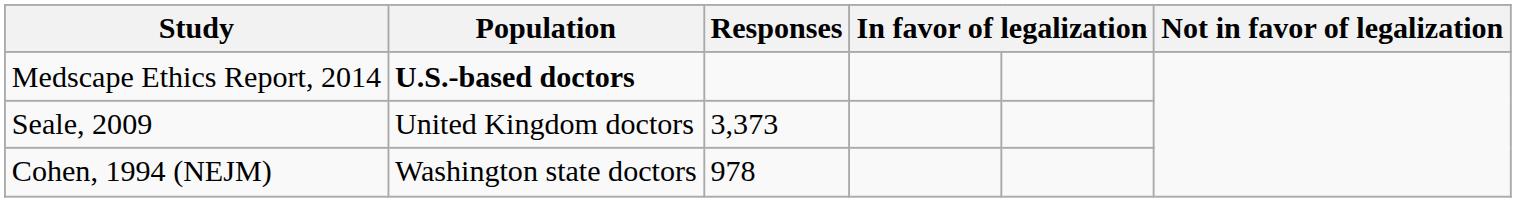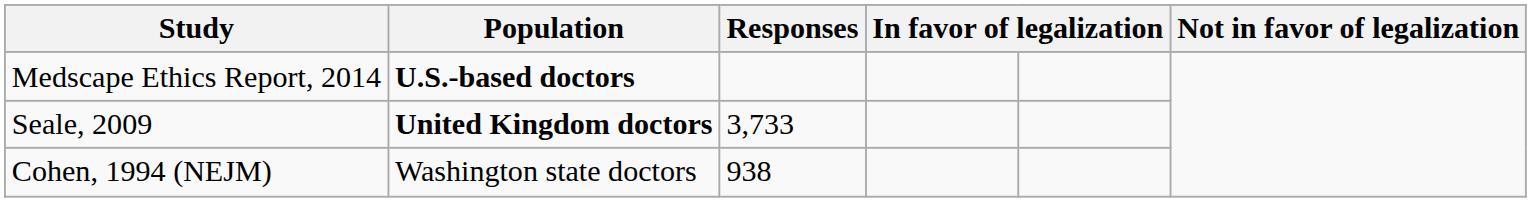(545, 123) normal -> (554, 123) bold
(744, 123) 3,373 -> (760, 123) 3,733
(733, 171) 978 -> (749, 171) 938
